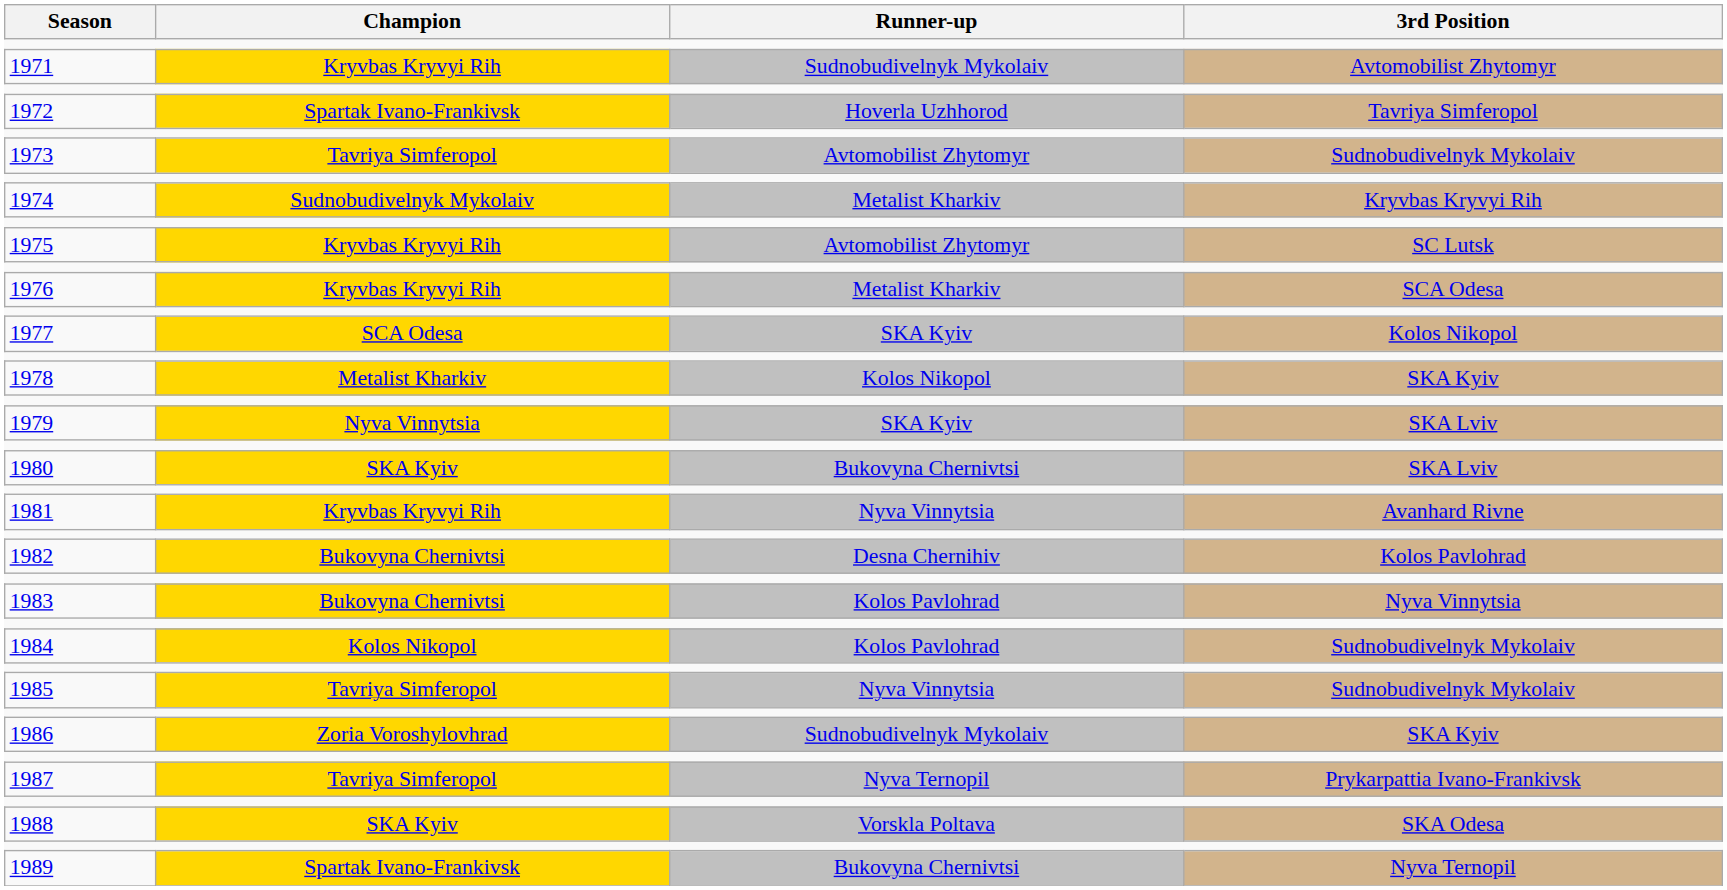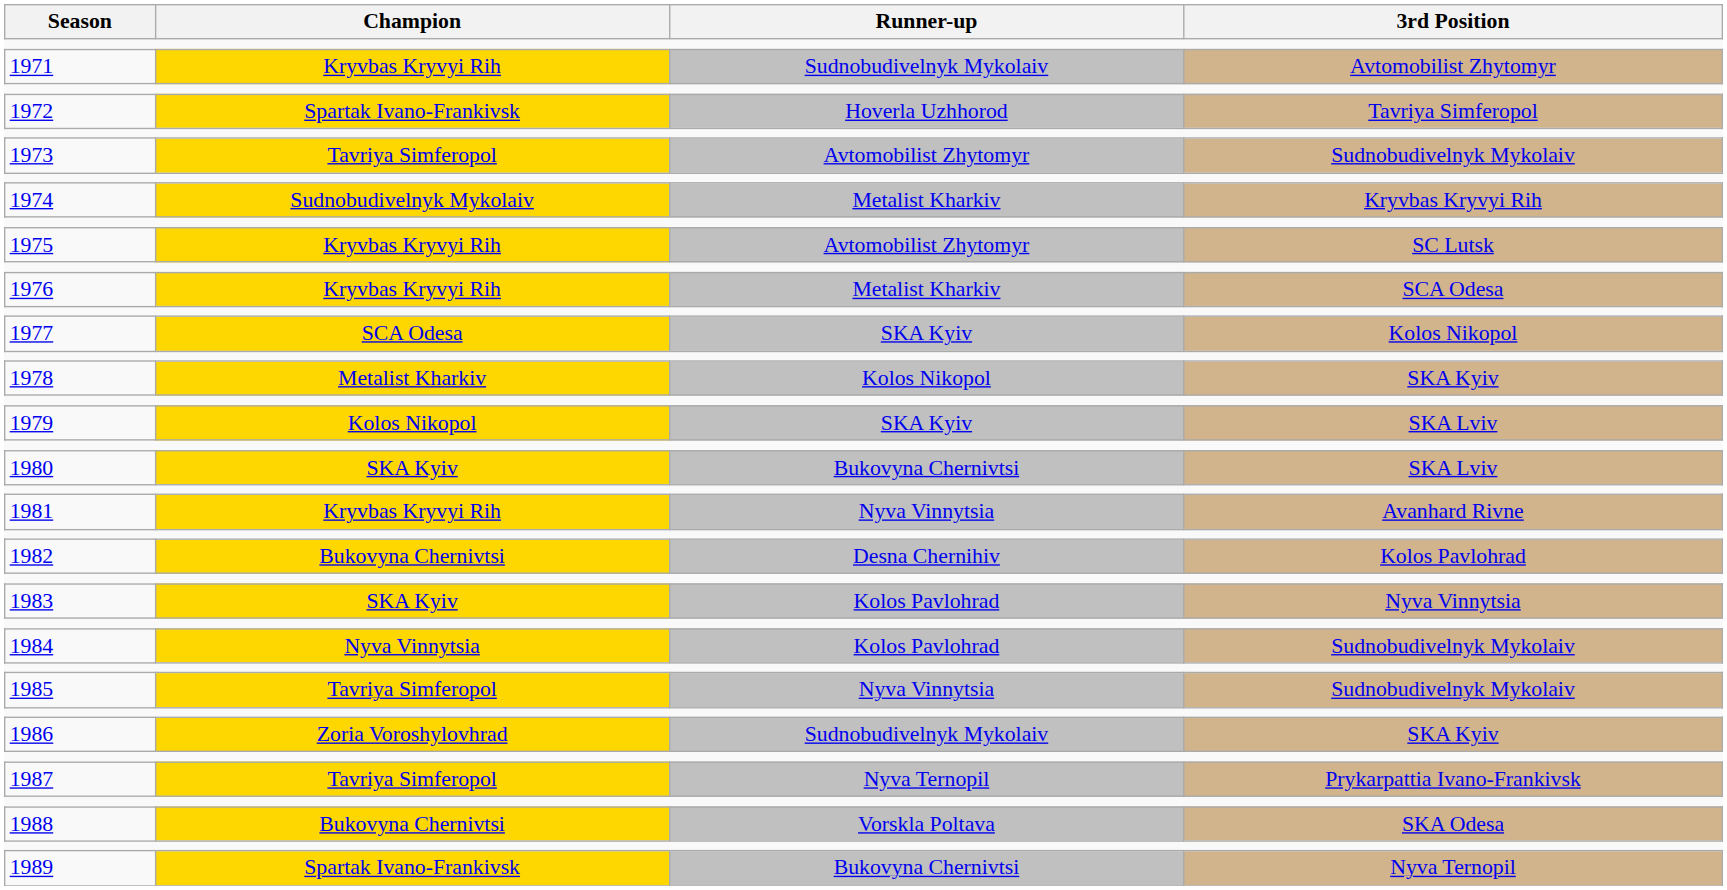(412, 422) Nyva Vinnytsia -> (412, 422) Kolos Nikopol
(412, 600) Bukovyna Chernivtsi -> (412, 600) SKA Kyiv
(412, 645) Kolos Nikopol -> (412, 645) Nyva Vinnytsia
(412, 823) SKA Kyiv -> (412, 823) Bukovyna Chernivtsi
